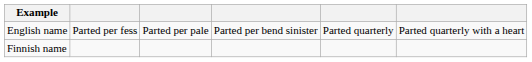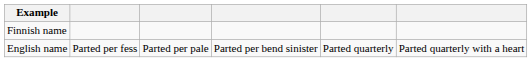rows swapped: (37, 30) <-> (37, 48)
